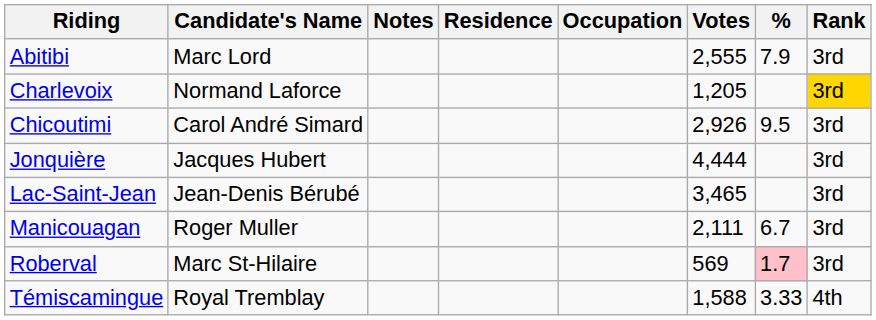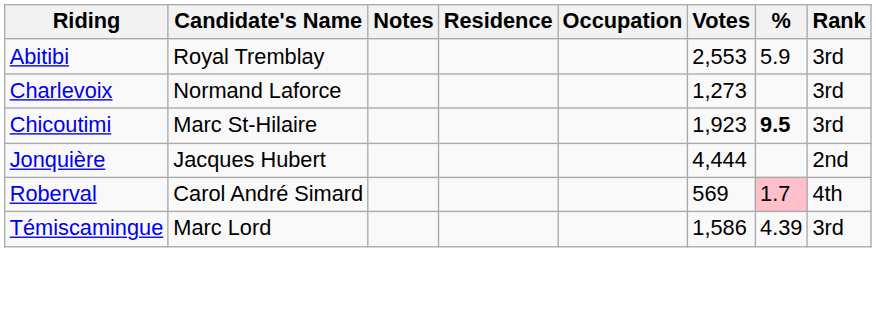(222, 56) Marc Lord -> (249, 56) Royal Tremblay
(720, 56) 2,555 -> (720, 56) 2,553
(775, 56) 7.9 -> (775, 56) 5.9
(720, 90) 1,205 -> (720, 90) 1,273
(828, 90) gold background -> (828, 90) no background
(268, 125) Carol André Simard -> (245, 125) Marc St-Hilaire
(720, 125) 2,926 -> (720, 125) 1,923
(775, 125) normal -> (775, 125) bold
(828, 159) 3rd -> (831, 159) 2nd
- row: (83, 194)
- row: (75, 228)
(245, 263) Marc St-Hilaire -> (268, 194) Carol André Simard
(828, 263) 3rd -> (828, 194) 4th
(249, 297) Royal Tremblay -> (222, 228) Marc Lord
(720, 297) 1,588 -> (720, 228) 1,586
(781, 297) 3.33 -> (781, 228) 4.39
(828, 297) 4th -> (828, 228) 3rd
